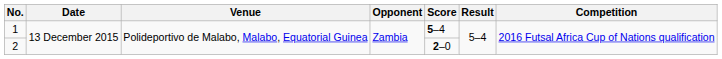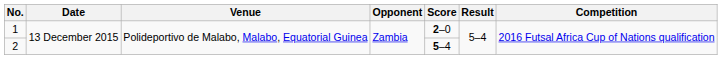(436, 29) 5–4 -> (442, 29) 2–0
(442, 46) 2–0 -> (442, 46) 5–4
